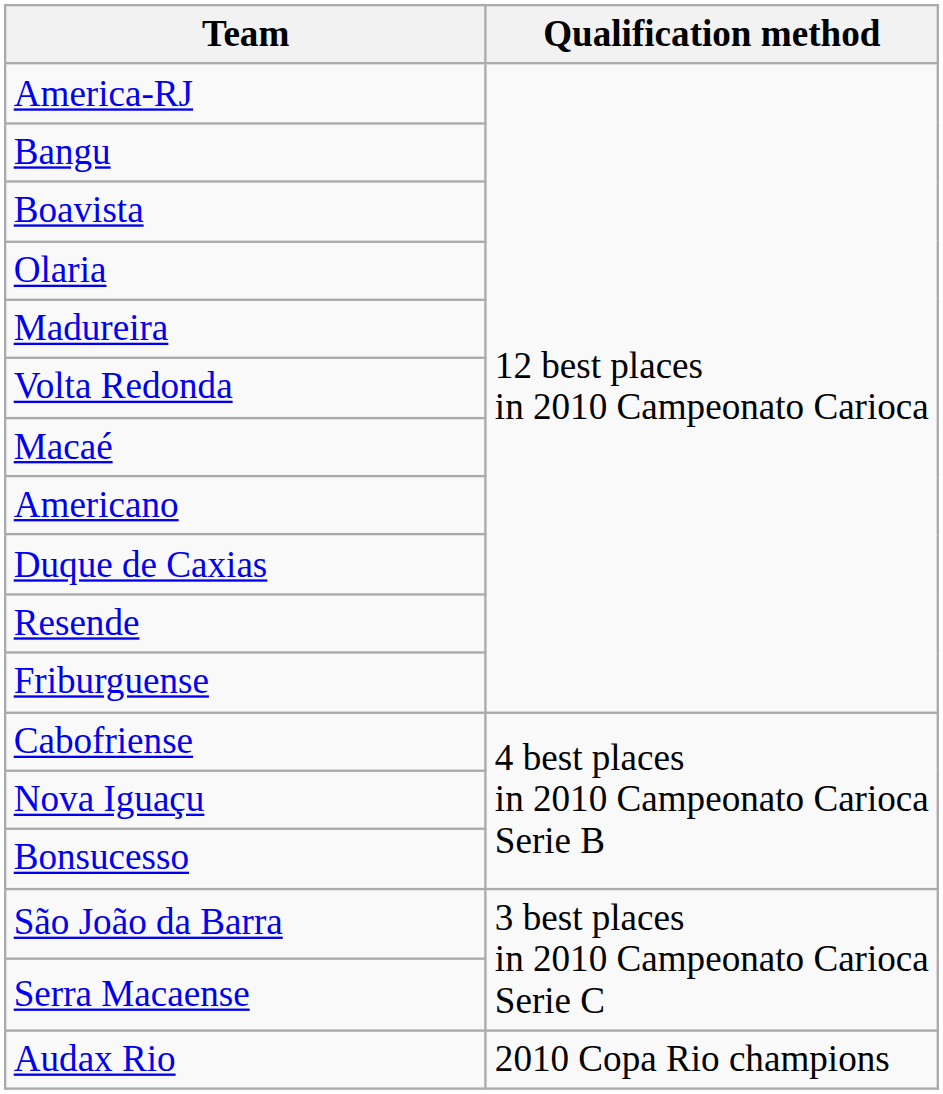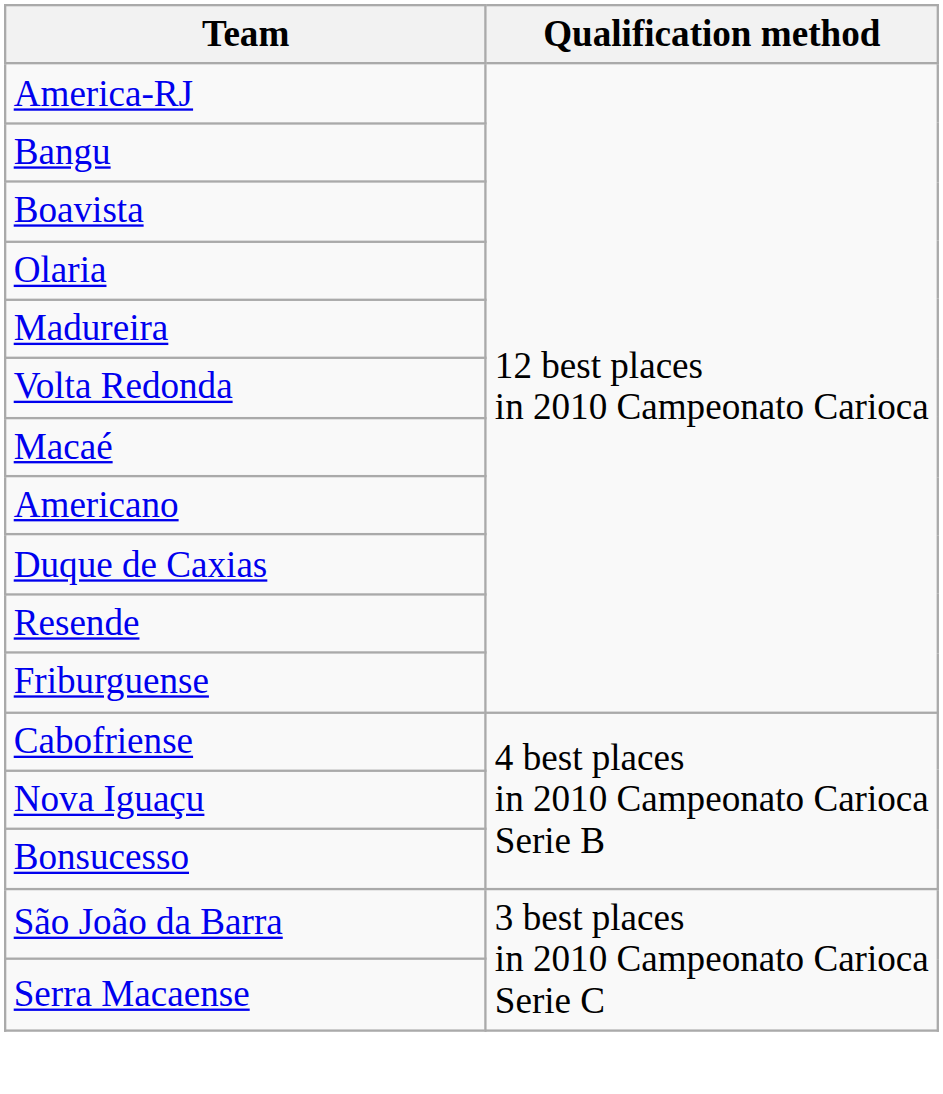- row: (95, 1059)
